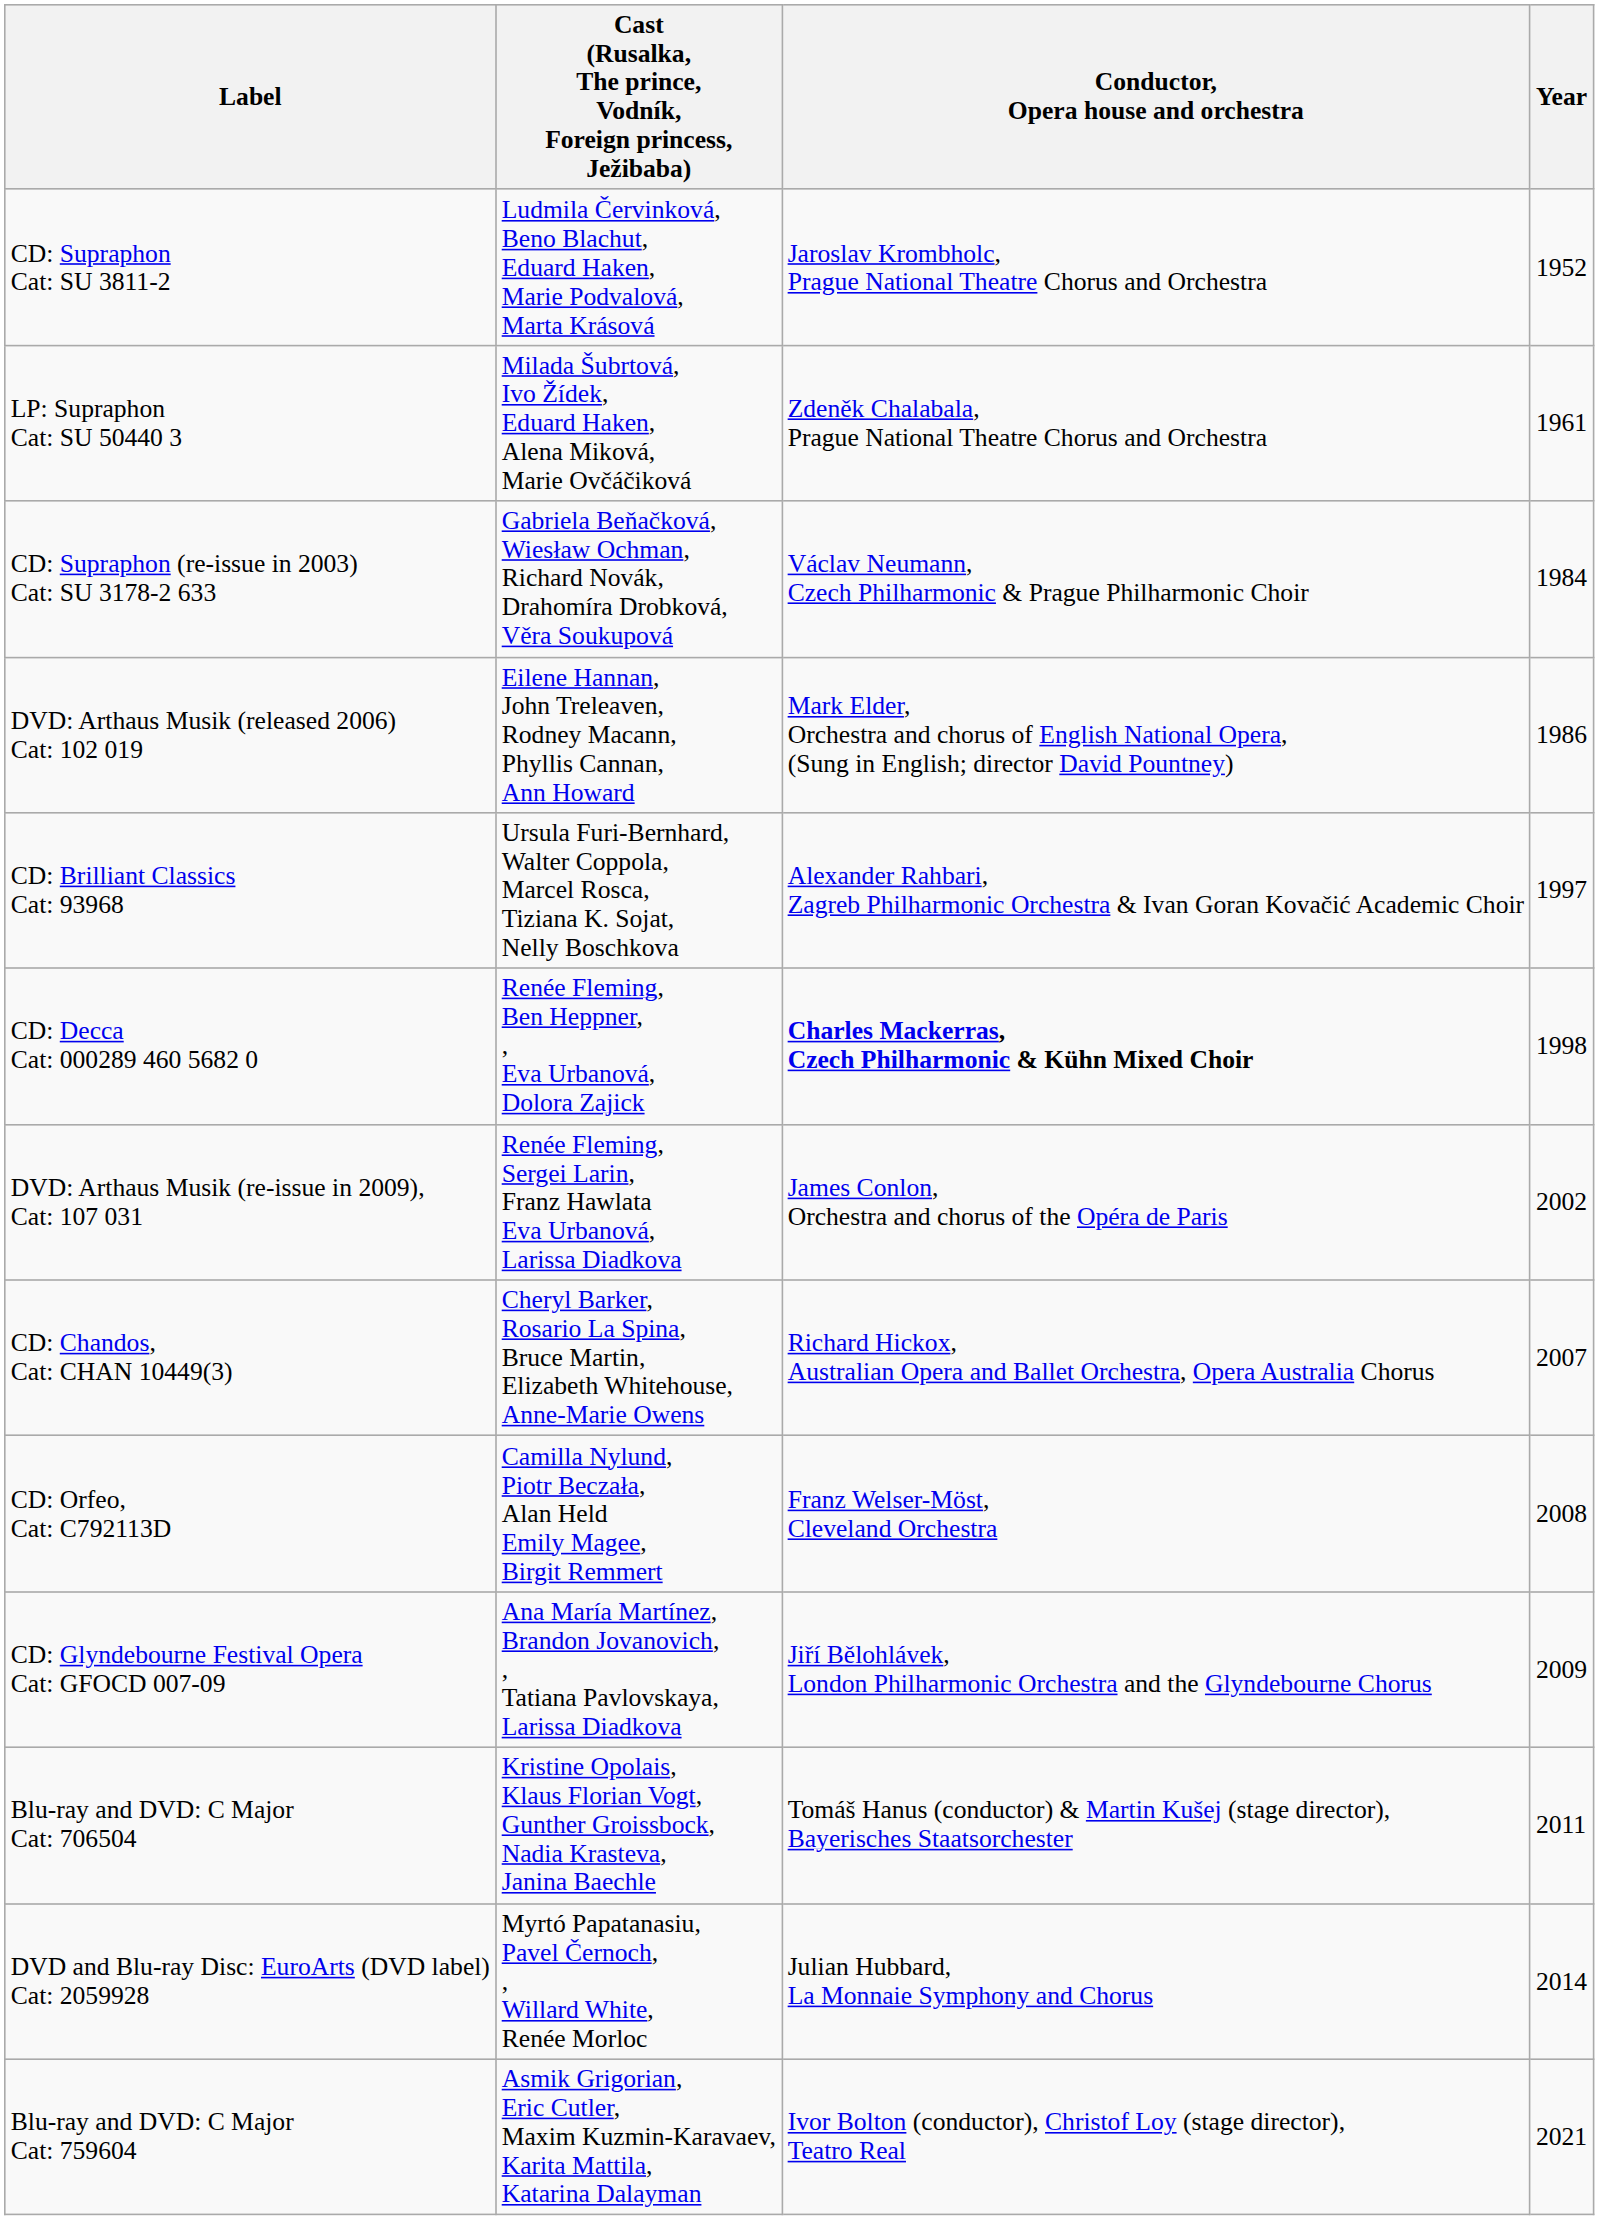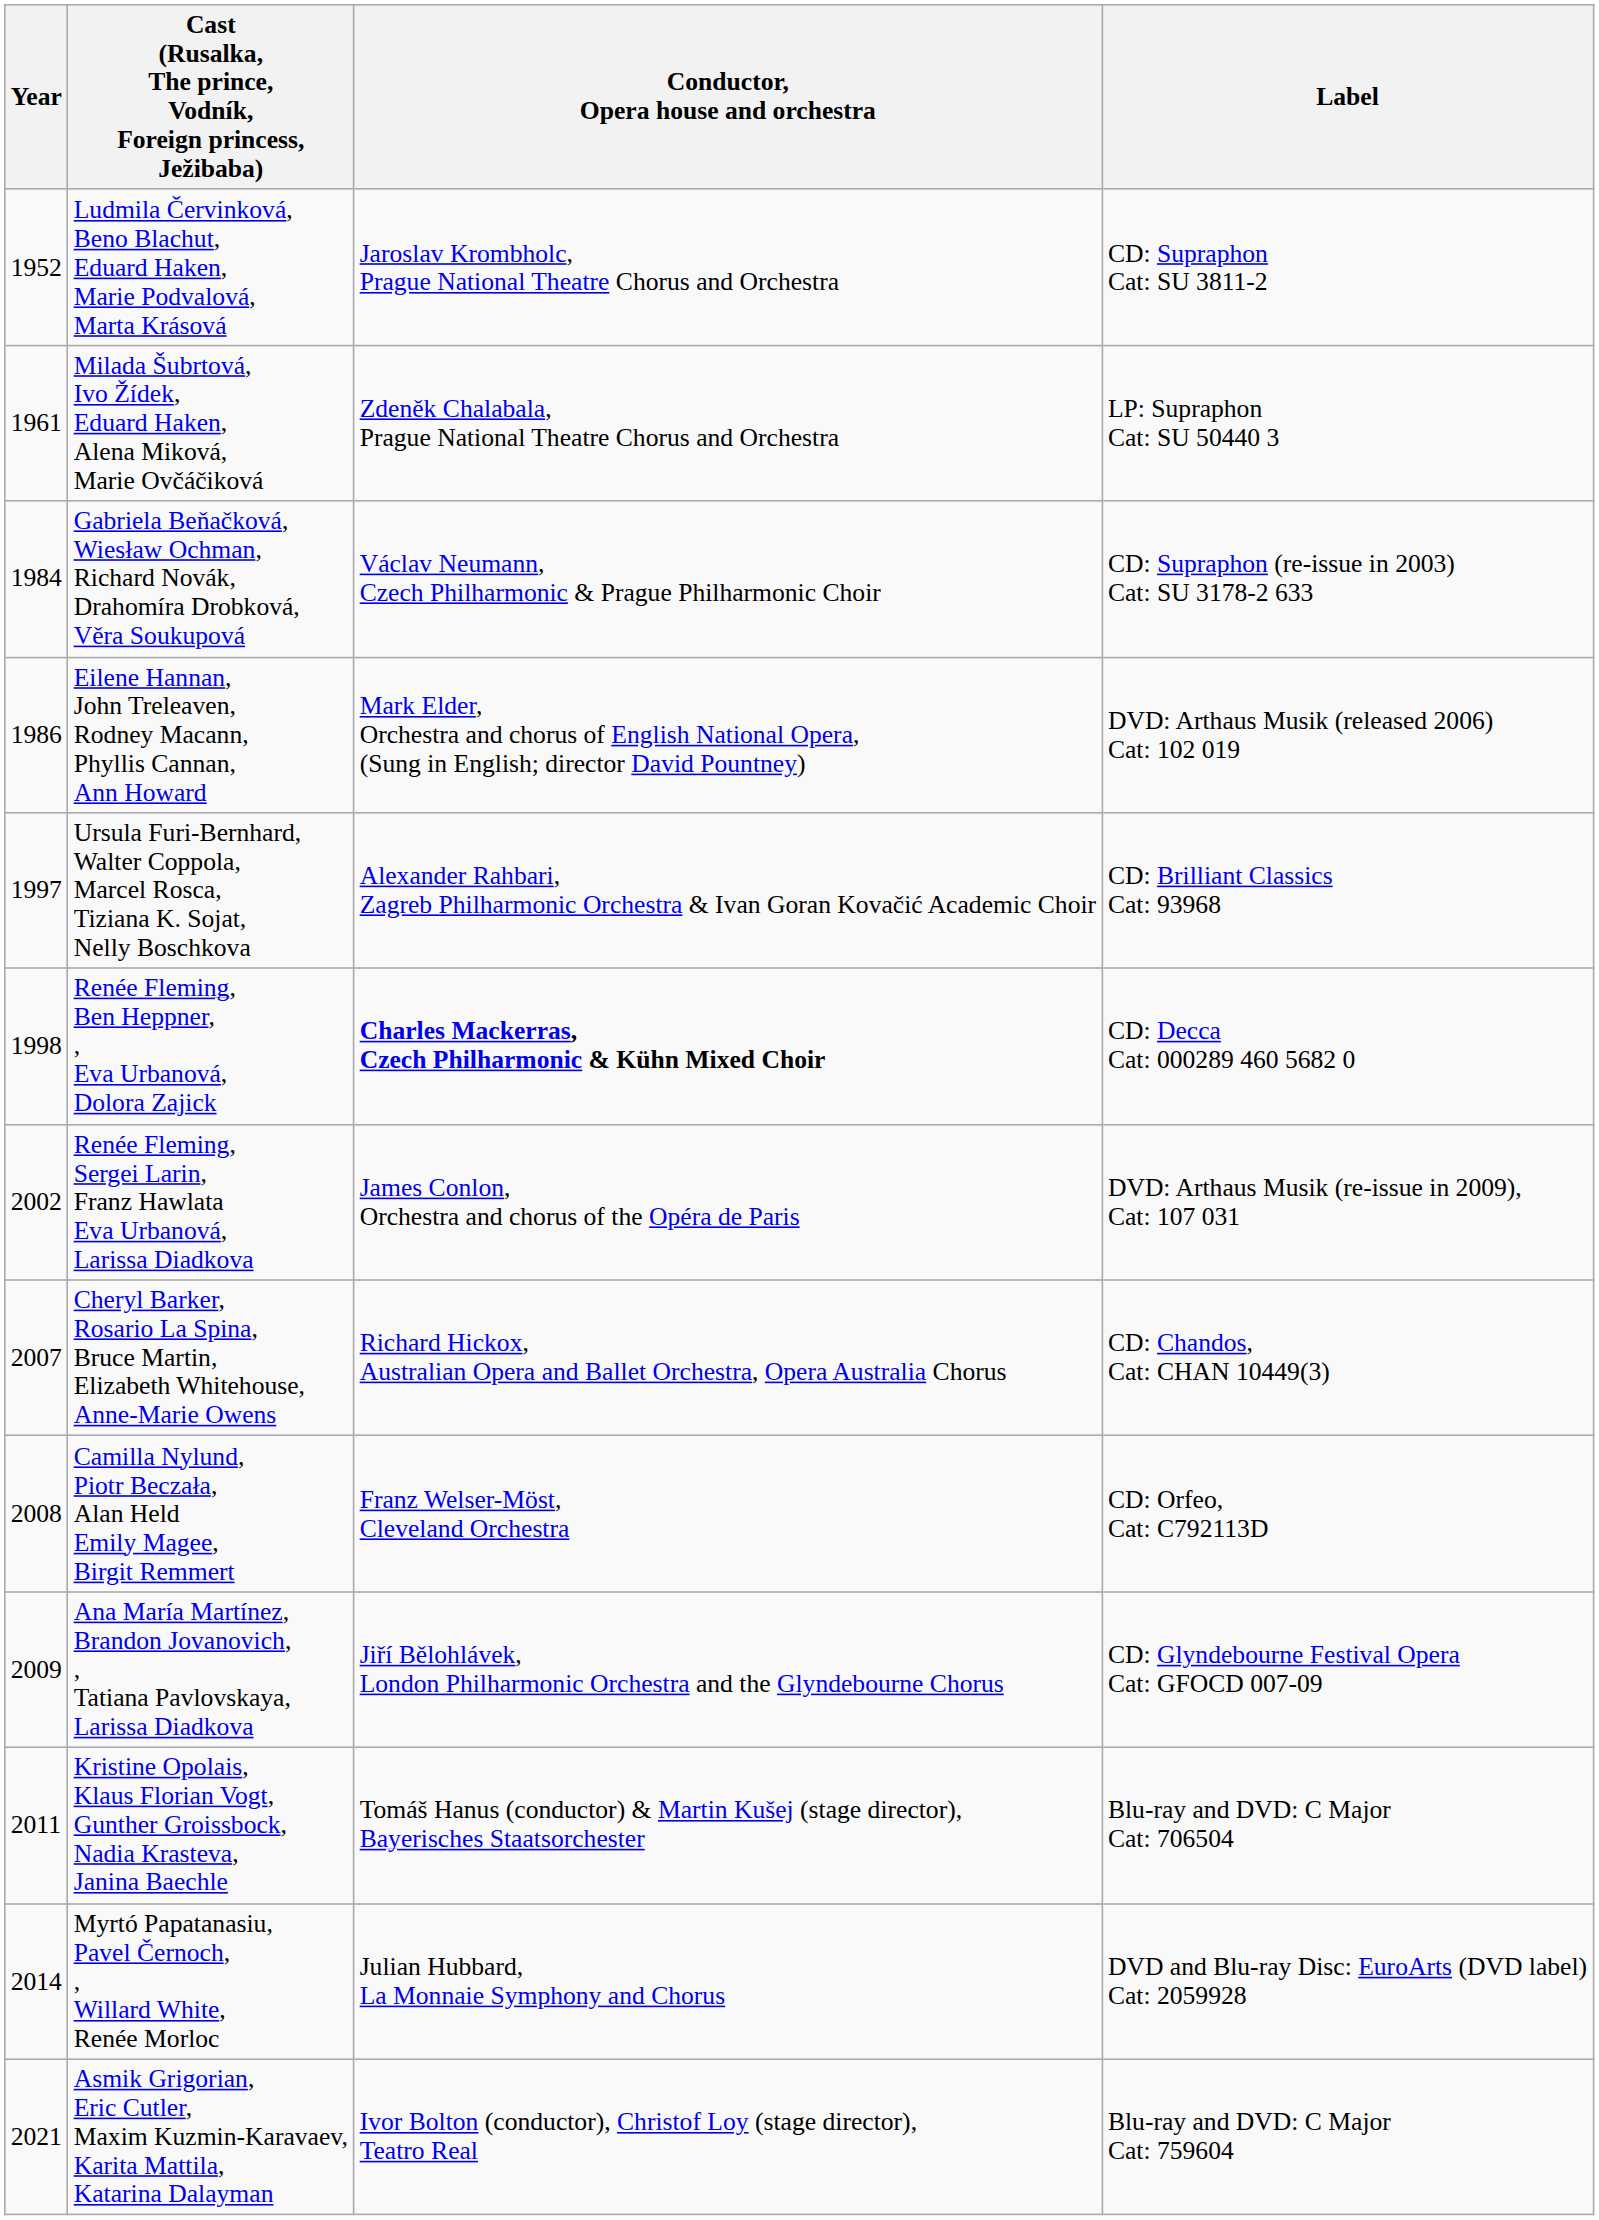columns swapped: (1561, 96) <-> (250, 96)
